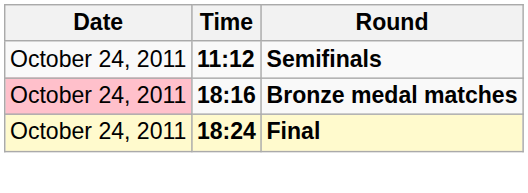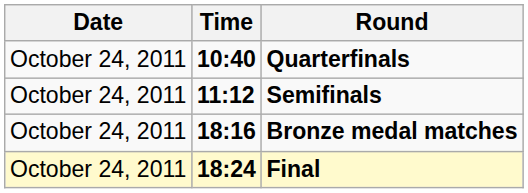+ row: (338, 59)
(98, 95) pink background -> (98, 132) no background
